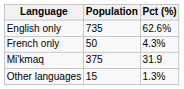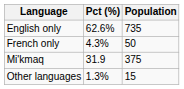columns swapped: (112, 12) <-> (160, 12)
